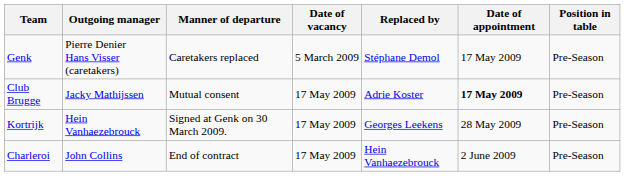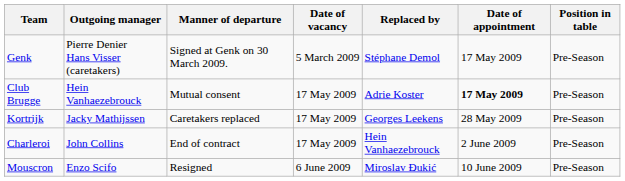(214, 57) Caretakers replaced -> (219, 57) Signed at Genk on 30 March 2009.
(105, 94) Jacky Mathijssen -> (104, 94) Hein Vanhaezebrouck
(103, 125) Hein Vanhaezebrouck -> (106, 118) Jacky Mathijssen
(218, 125) Signed at Genk on 30 March 2009. -> (215, 118) Caretakers replaced
+ row: (30, 167)
